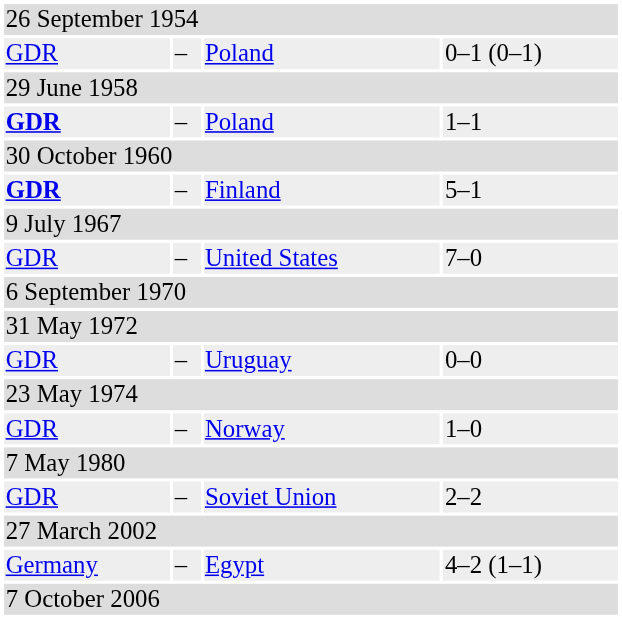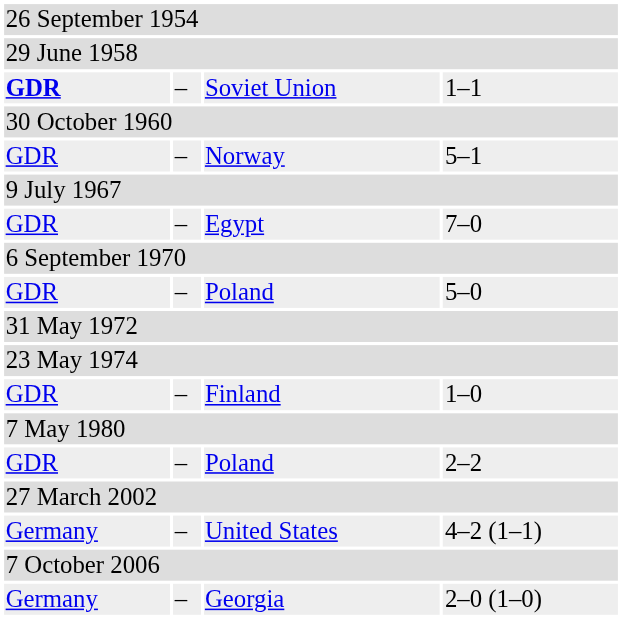- row: (493, 53)
(239, 121) Poland -> (271, 87) Soviet Union
(33, 189) bold -> (32, 155) normal
(243, 189) Finland -> (245, 155) Norway
(271, 258) United States -> (235, 223) Egypt
+ row: (463, 292)
- row: (463, 360)
(245, 428) Norway -> (243, 394) Finland
(271, 496) Soviet Union -> (239, 462) Poland
(235, 564) Egypt -> (271, 530) United States
+ row: (493, 599)
